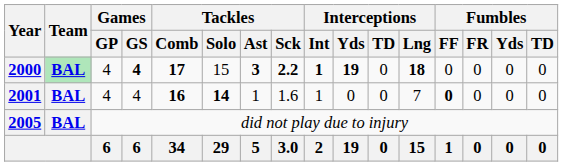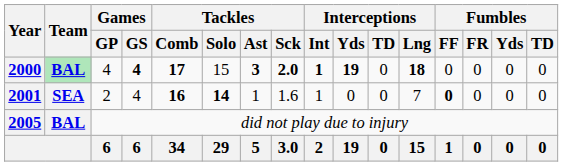(288, 69) 2.2 -> (288, 69) 2.0
(68, 95) BAL -> (68, 95) SEA
(107, 95) 4 -> (107, 95) 2
